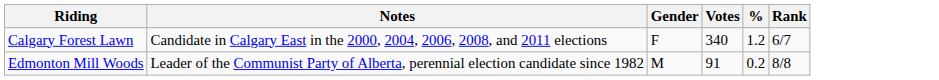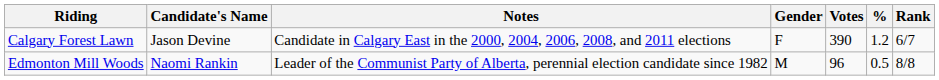+ column: (209, 16)
(717, 39) 340 -> (841, 39) 390
(713, 63) 91 -> (837, 63) 96
(756, 63) 0.2 -> (880, 63) 0.5
